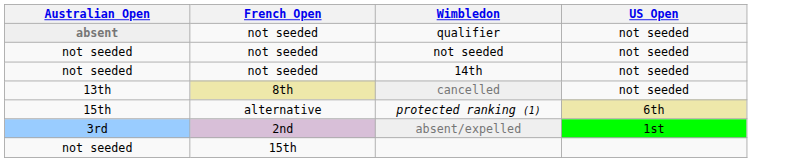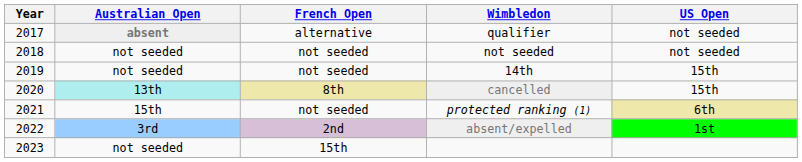+ column: (30, 14)
(283, 33) not seeded -> (333, 33) alternative
(654, 71) not seeded -> (705, 71) 15th
(97, 90) no background -> (148, 90) paleturquoise background
(654, 90) not seeded -> (705, 90) 15th
(283, 109) alternative -> (333, 109) not seeded
